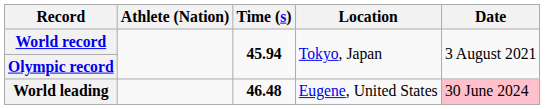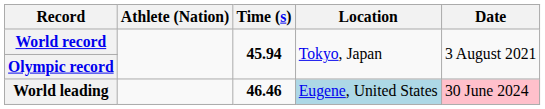(264, 91) 46.48 -> (264, 91) 46.46
(368, 91) no background -> (368, 91) lightblue background
